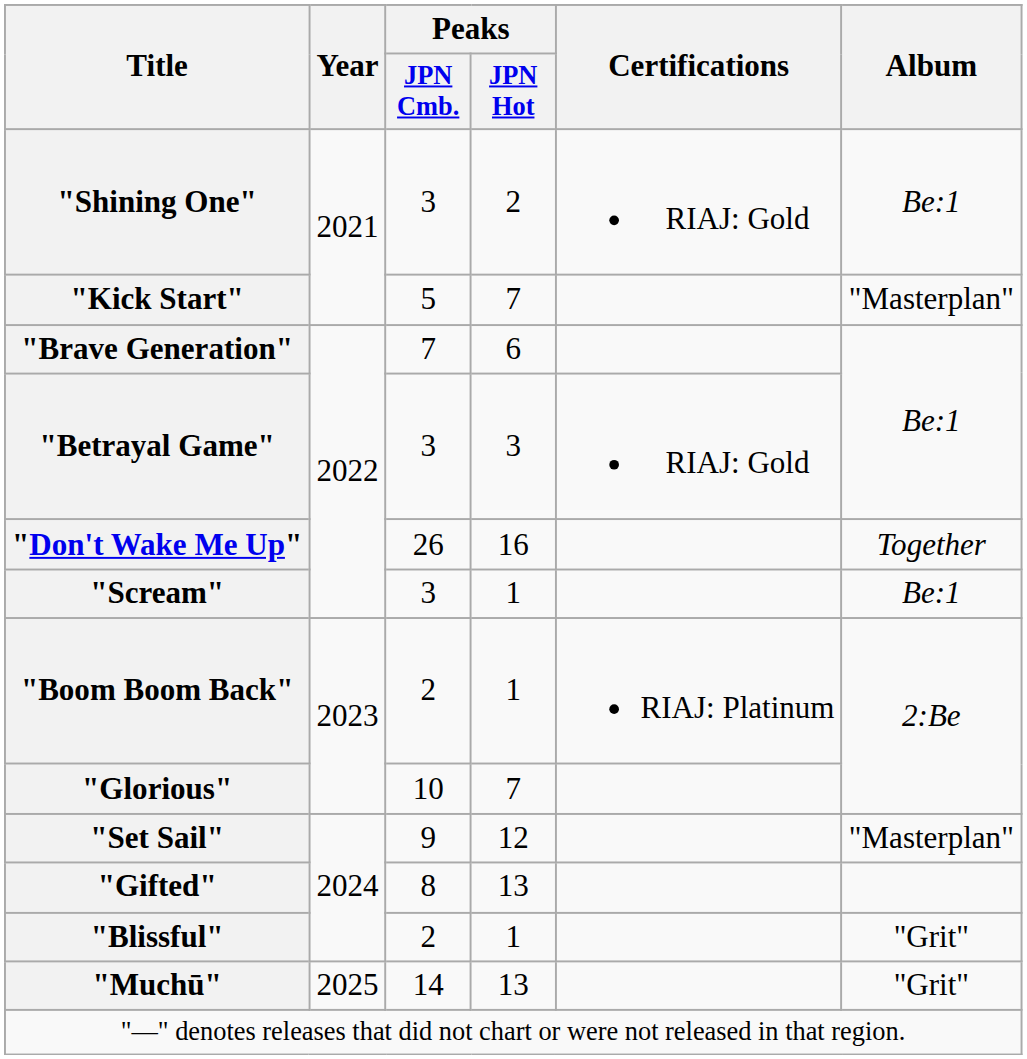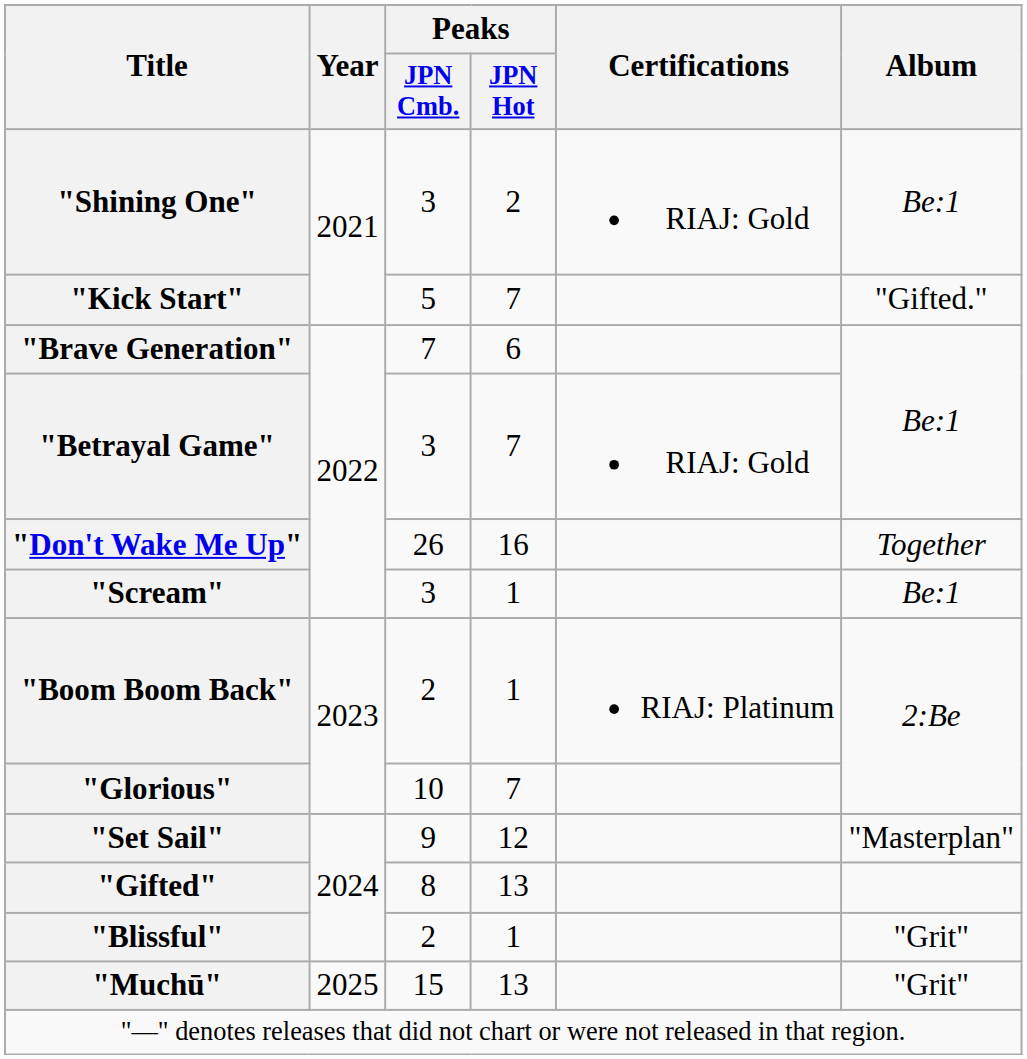(931, 299) "Masterplan" -> (931, 299) "Gifted."
(513, 446) 3 -> (513, 446) 7
(428, 985) 14 -> (428, 985) 15
